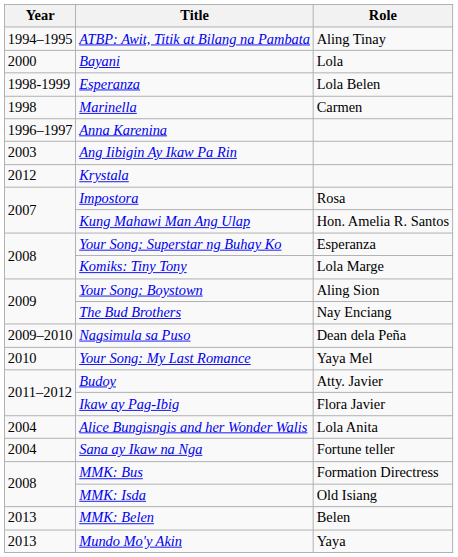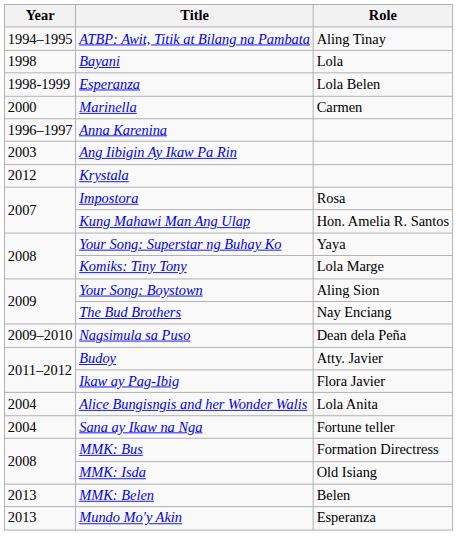(22, 61) 2000 -> (22, 61) 1998
(22, 107) 1998 -> (22, 107) 2000
(346, 244) Esperanza -> (331, 244) Yaya
- row: (165, 358)
(331, 541) Yaya -> (346, 518) Esperanza
